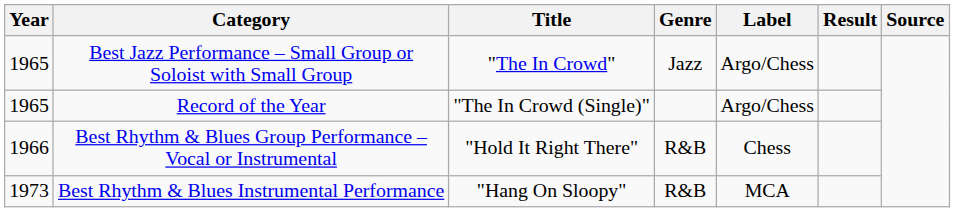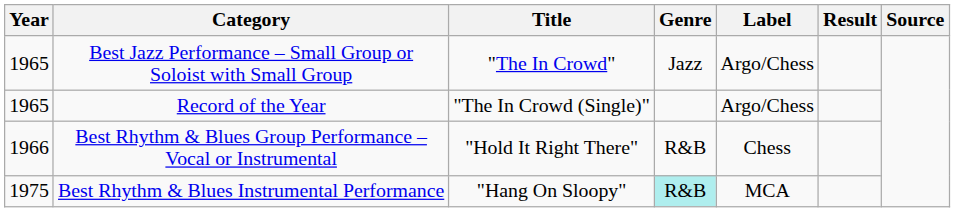(29, 190) 1973 -> (29, 190) 1975
(685, 190) no background -> (685, 190) paleturquoise background
